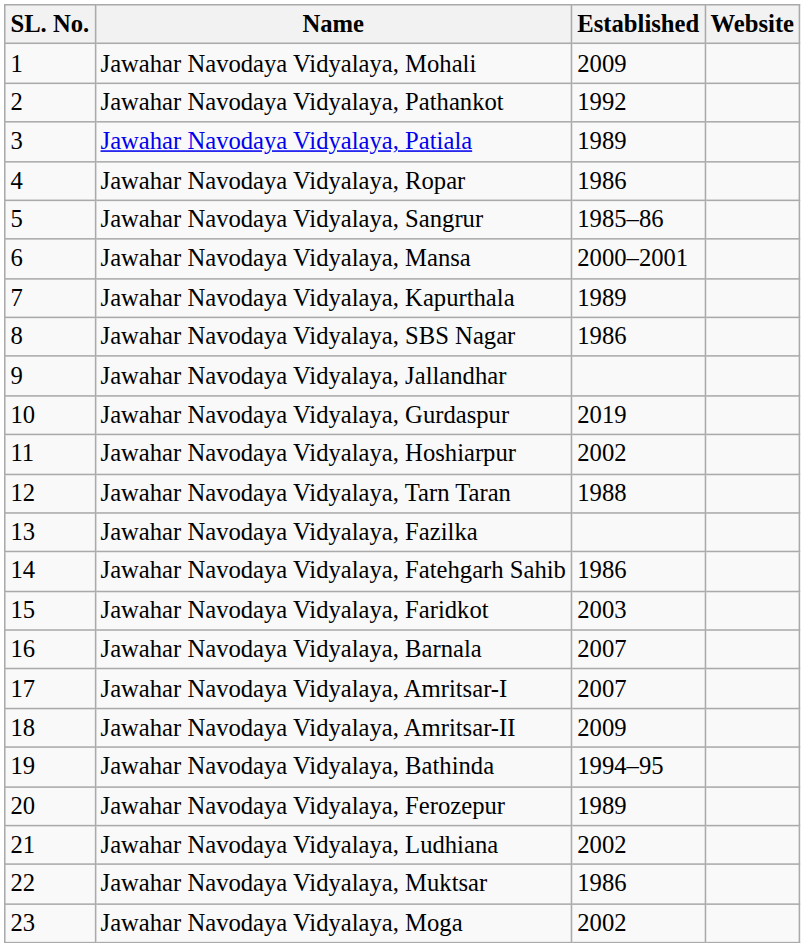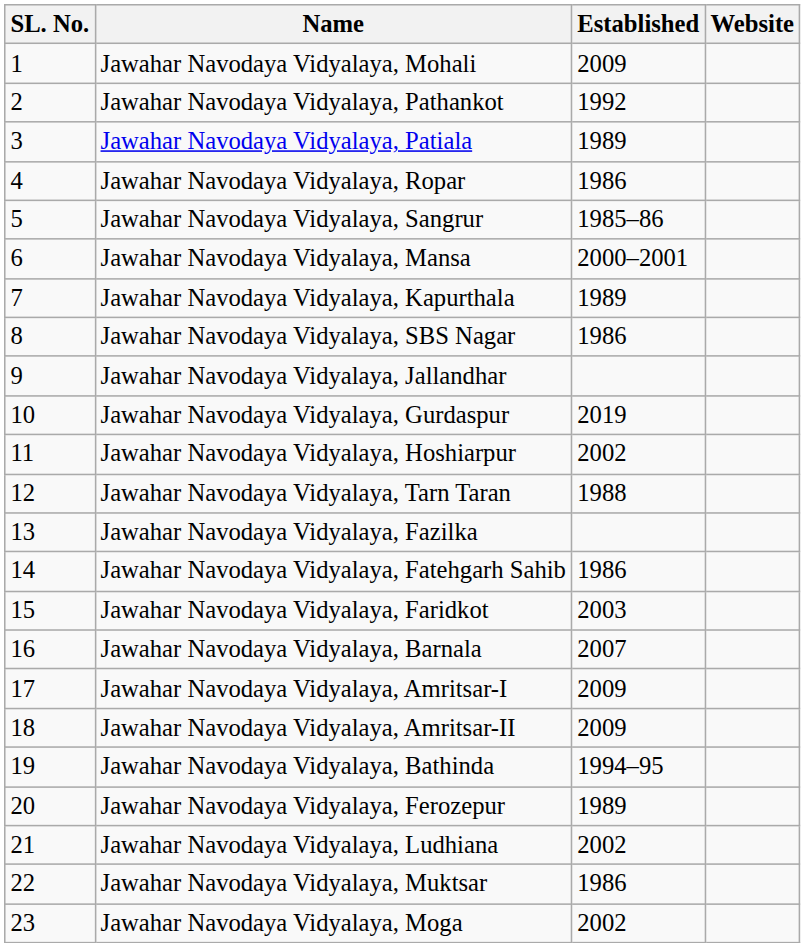(602, 688) 2007 -> (602, 688) 2009
